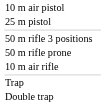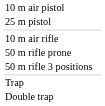rows swapped: (32, 66) <-> (49, 38)
